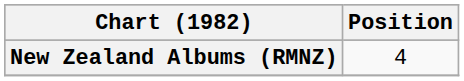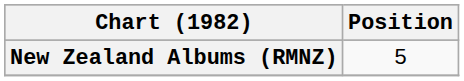(401, 58) 4 -> (401, 58) 5
